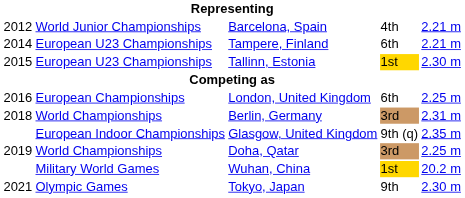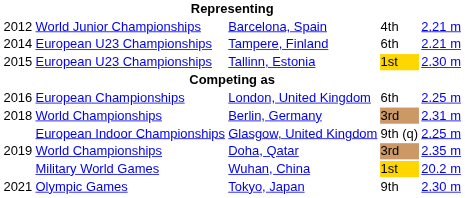(441, 133) 2.35 m -> (441, 133) 2.25 m
(441, 151) 2.25 m -> (441, 151) 2.35 m
